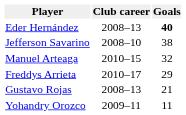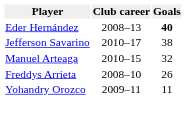(121, 42) 2008–10 -> (121, 42) 2010–17
(121, 74) 2010–17 -> (121, 74) 2008–10
(167, 74) 29 -> (167, 74) 26
- row: (38, 89)
